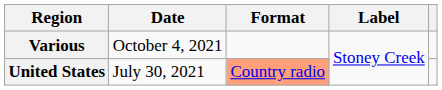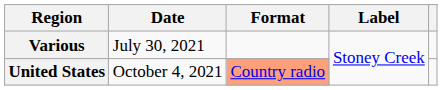(168, 44) October 4, 2021 -> (159, 44) July 30, 2021
(159, 71) July 30, 2021 -> (168, 71) October 4, 2021
